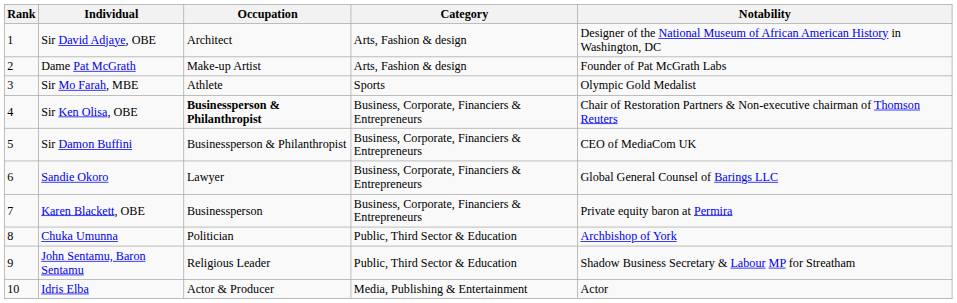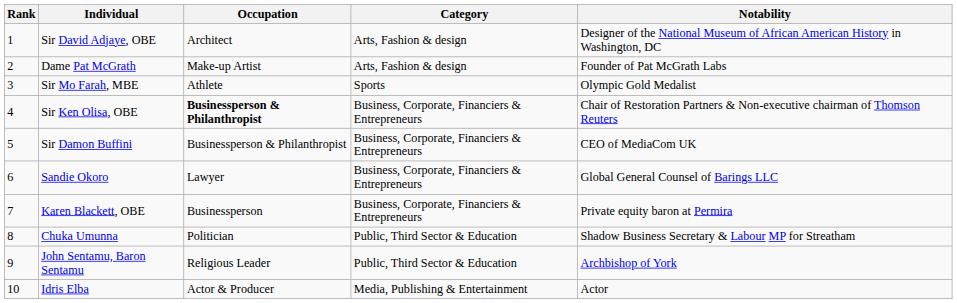(629, 236) Archbishop of York -> (718, 236) Shadow Business Secretary & Labour MP for Streatham
(718, 262) Shadow Business Secretary & Labour MP for Streatham -> (629, 262) Archbishop of York
